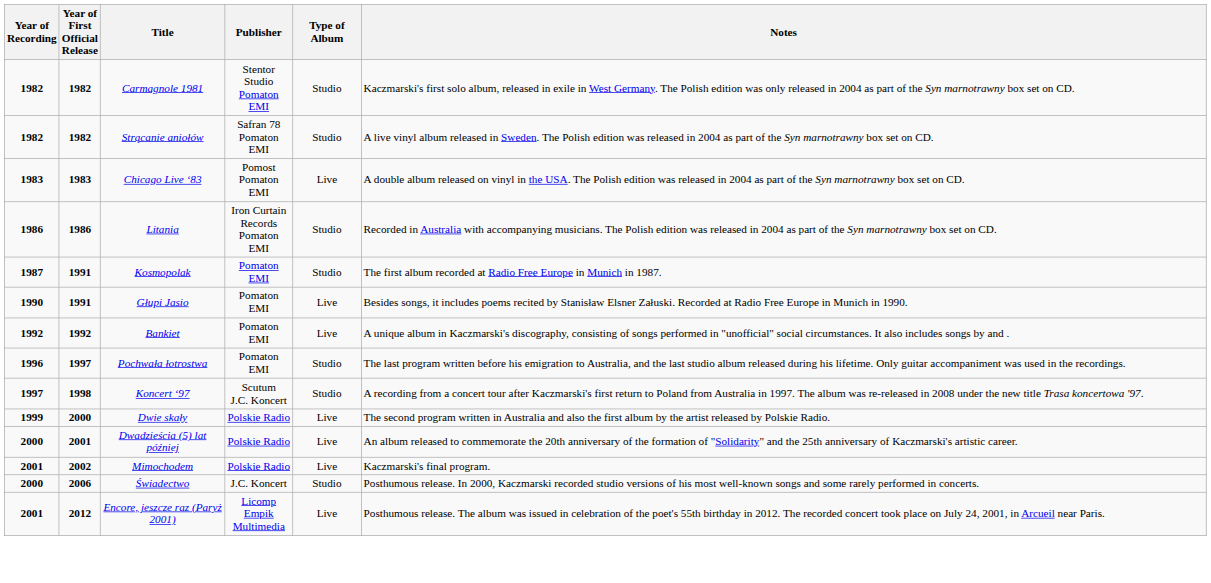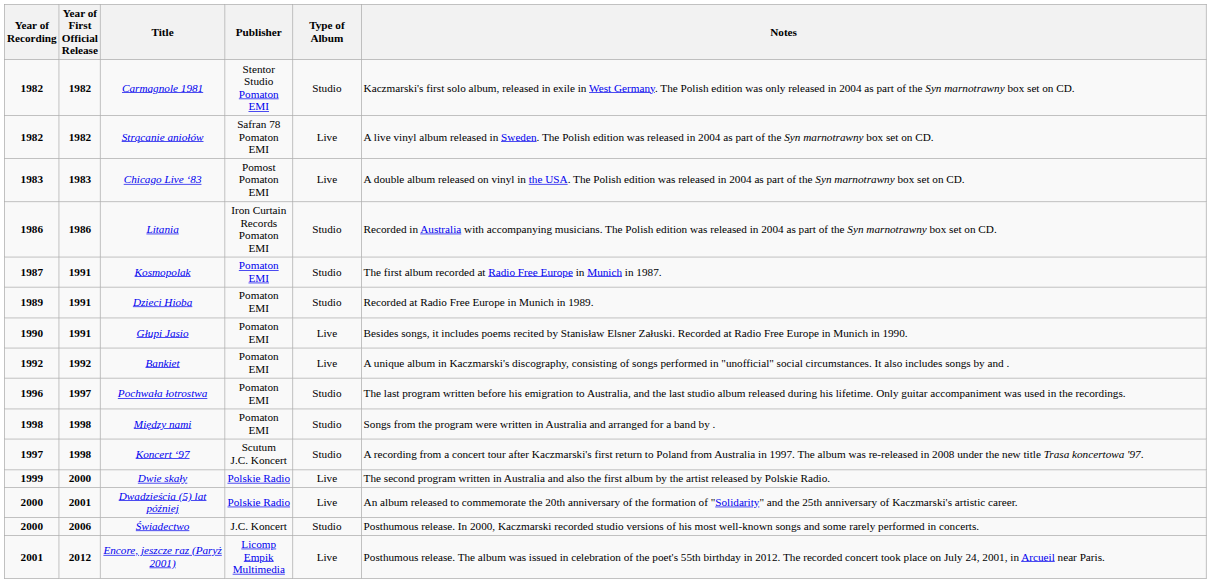(327, 137) Studio -> (327, 137) Live
+ row: (163, 302)
+ row: (163, 424)
- row: (163, 465)
